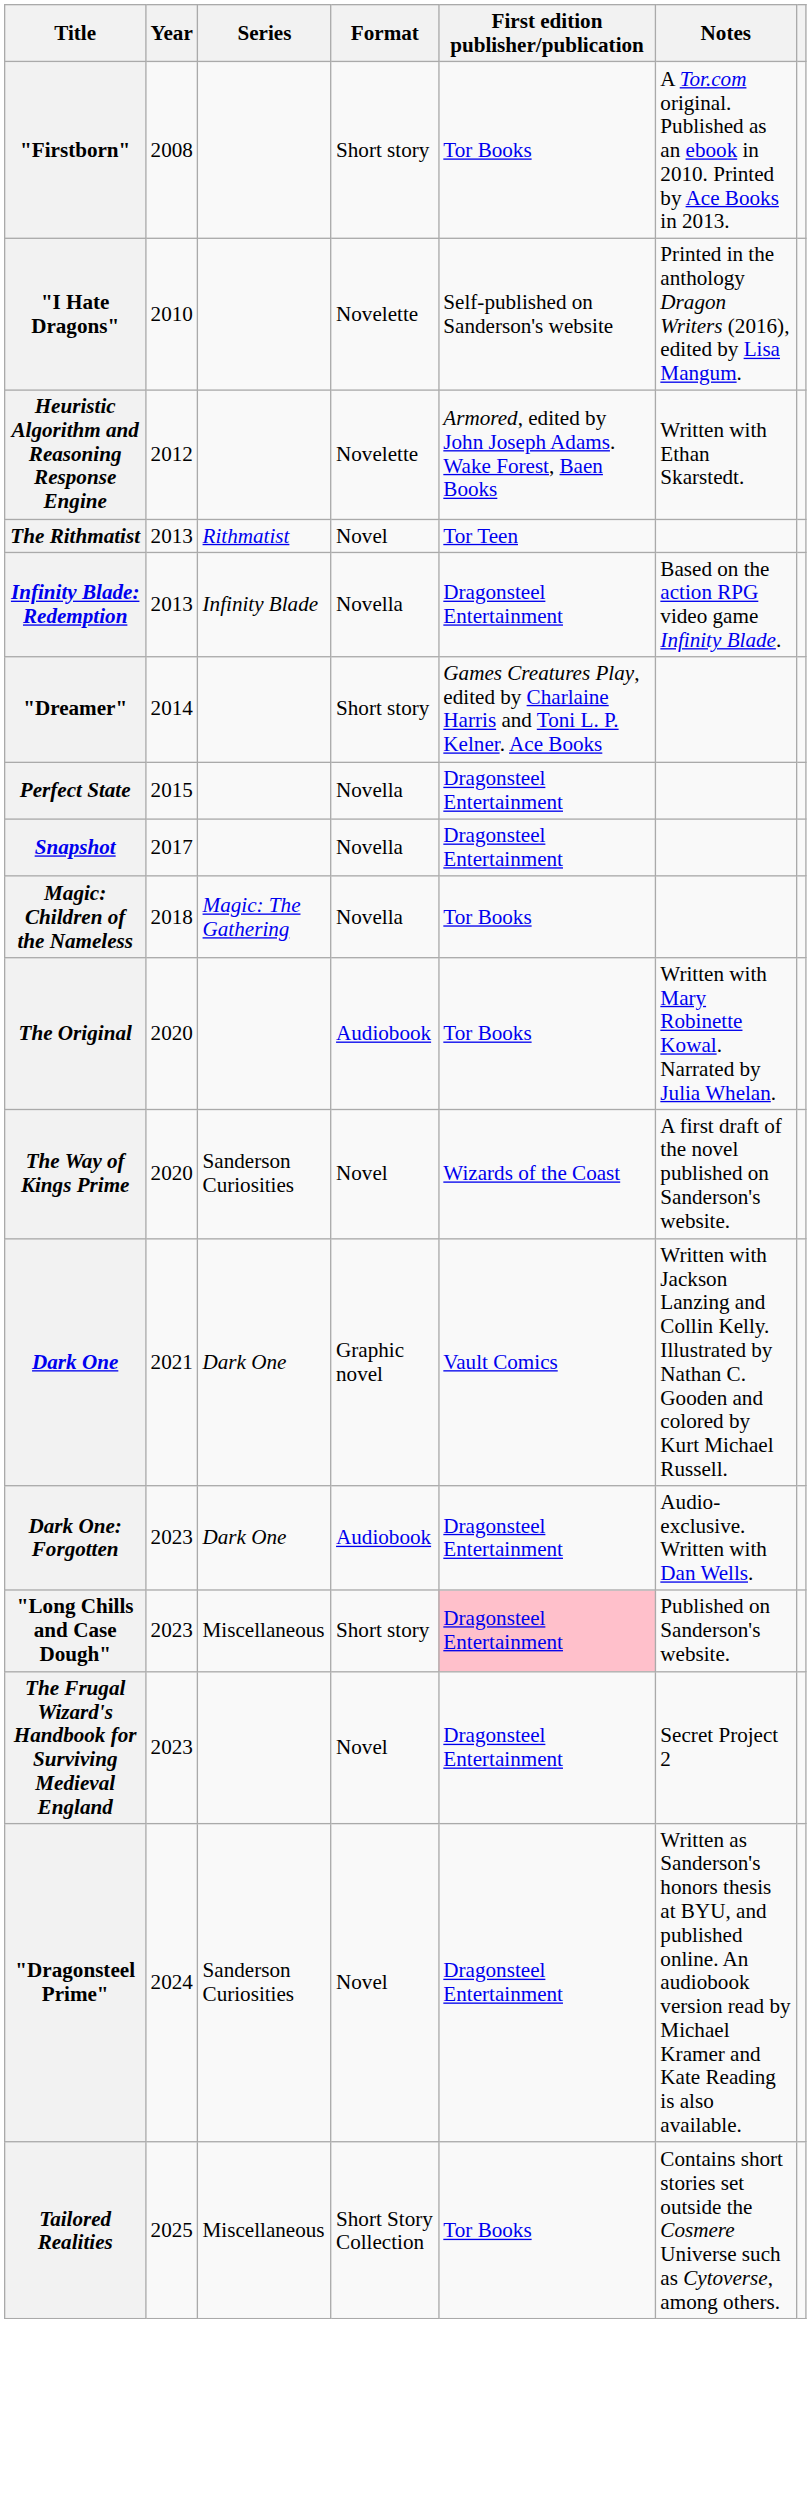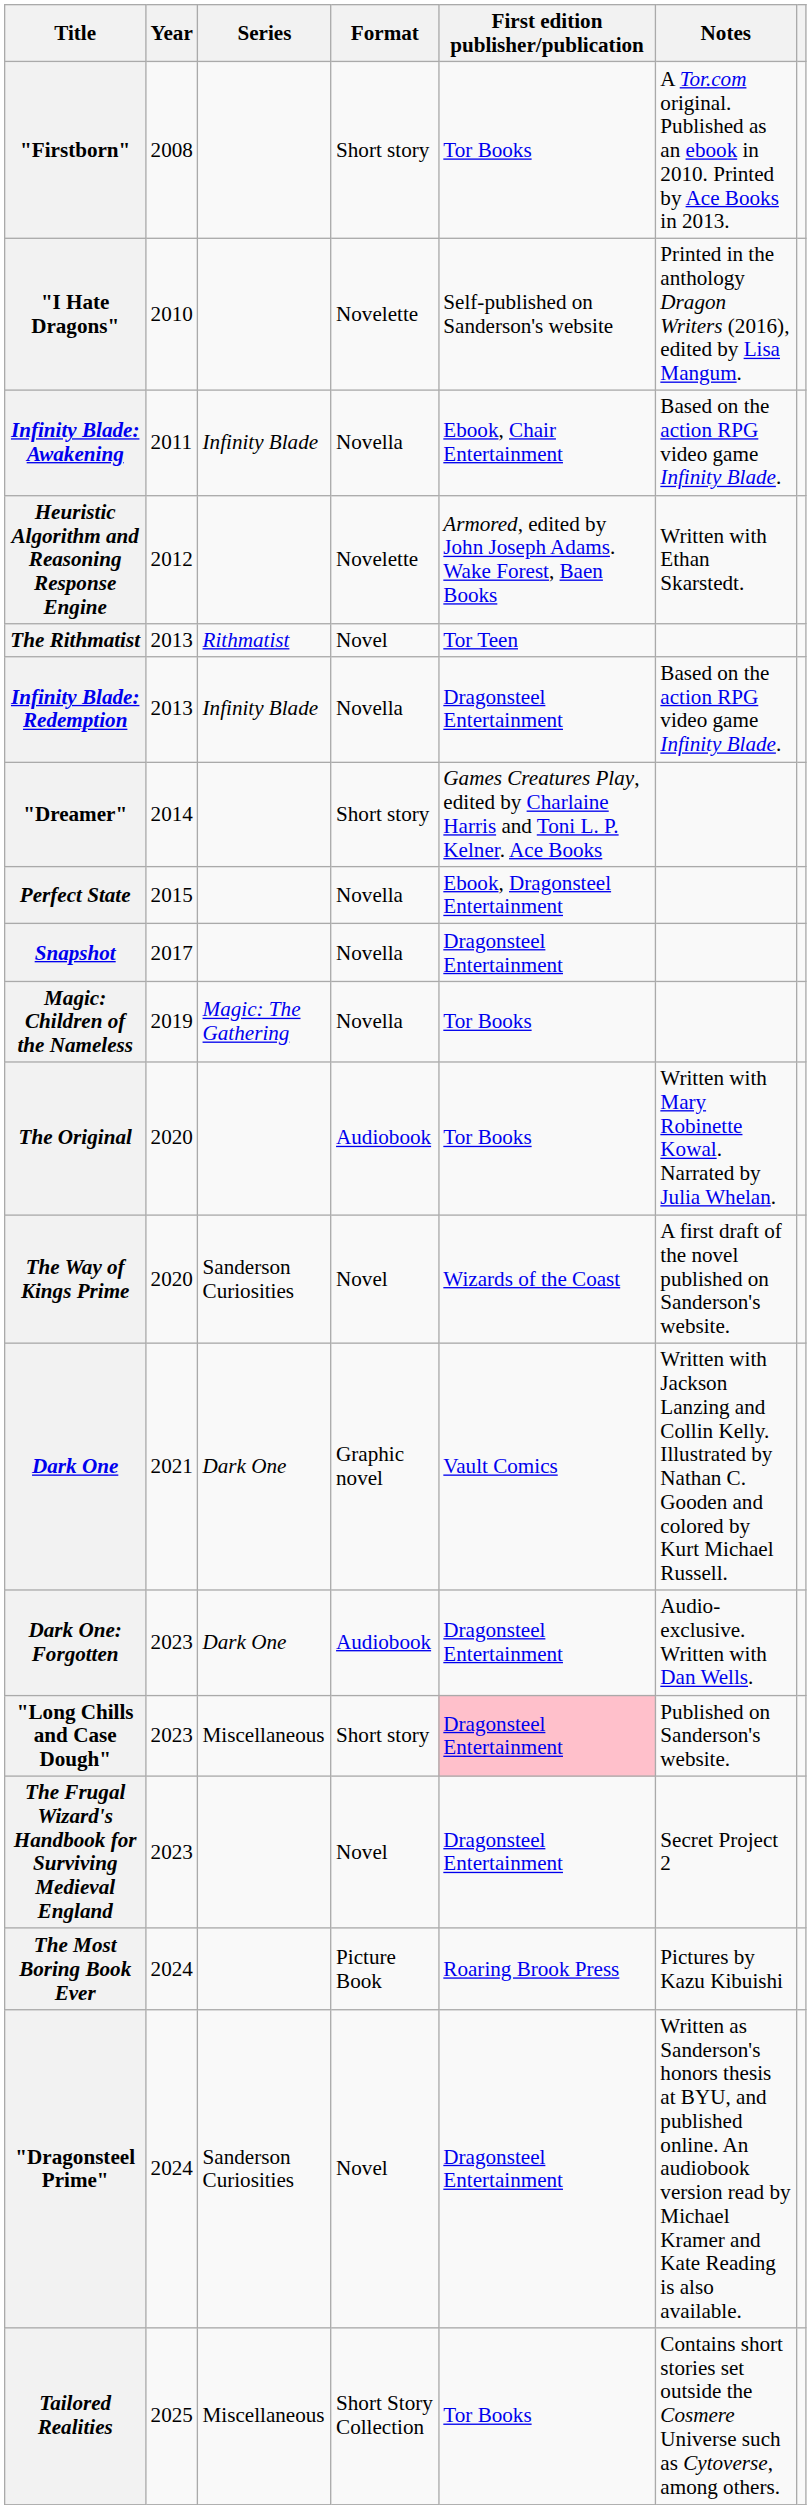+ row: (75, 442)
(503, 790) Dragonsteel Entertainment -> (527, 895) Ebook, Dragonsteel Entertainment
(172, 916) 2018 -> (172, 1021) 2019
+ row: (75, 1968)
